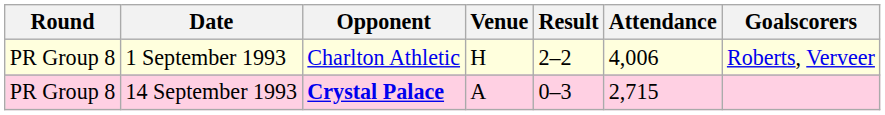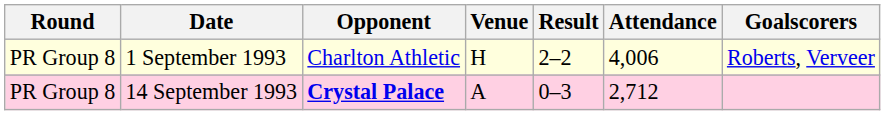(634, 92) 2,715 -> (634, 92) 2,712
